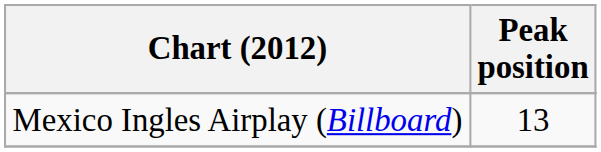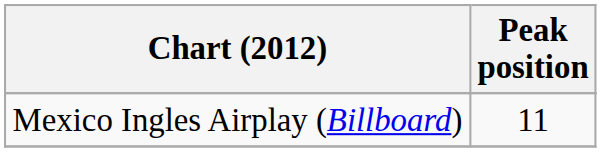(533, 119) 13 -> (533, 119) 11
